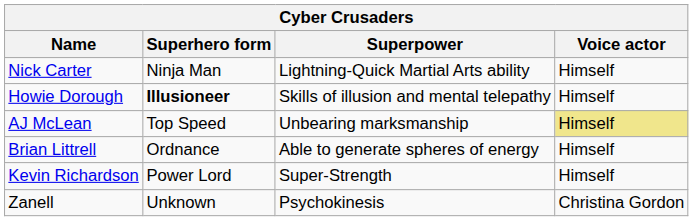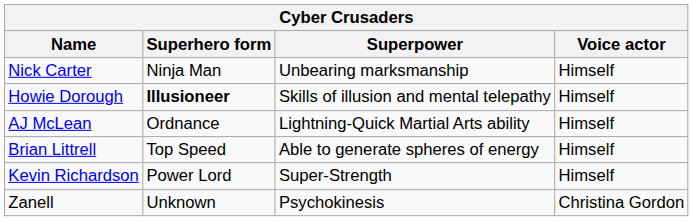(404, 70) Lightning-Quick Martial Arts ability -> (374, 70) Unbearing marksmanship
(186, 123) Top Speed -> (183, 123) Ordnance
(374, 123) Unbearing marksmanship -> (404, 123) Lightning-Quick Martial Arts ability
(586, 123) khaki background -> (586, 123) no background
(183, 149) Ordnance -> (186, 149) Top Speed
